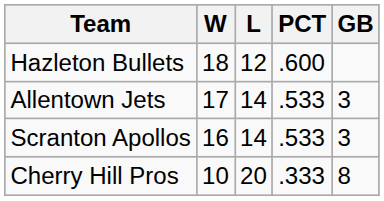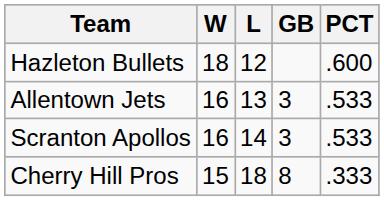columns swapped: (302, 24) <-> (356, 24)
(215, 100) 17 -> (215, 100) 16
(253, 100) 14 -> (253, 100) 13
(215, 176) 10 -> (215, 176) 15
(253, 176) 20 -> (253, 176) 18
